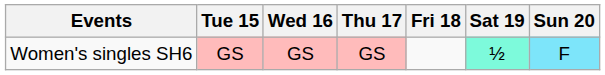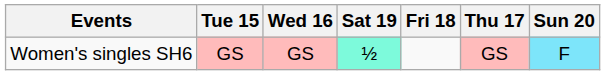columns swapped: (372, 21) <-> (497, 21)
